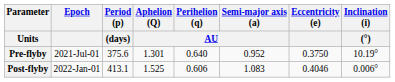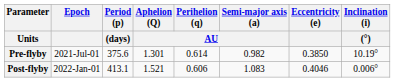(197, 54) 0.640 -> (197, 54) 0.614
(254, 54) 0.952 -> (254, 54) 0.982
(315, 54) 0.3750 -> (315, 54) 0.3850
(154, 69) 1.525 -> (154, 69) 1.521
